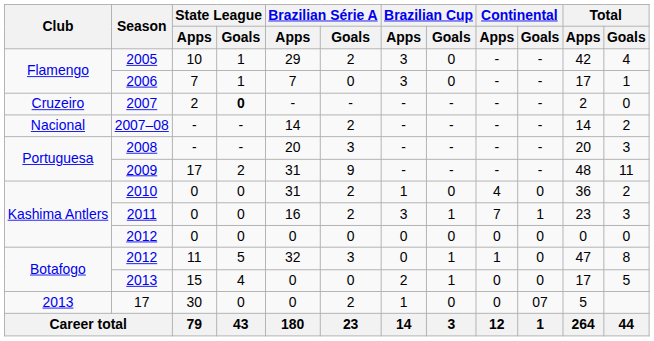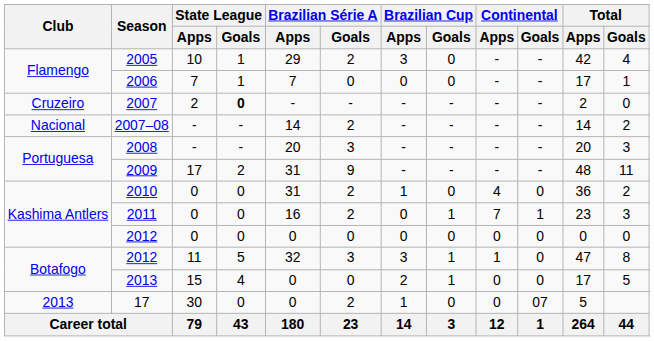(404, 81) 3 -> (404, 81) 0
(404, 214) 3 -> (404, 214) 0
(404, 258) 0 -> (404, 258) 3
